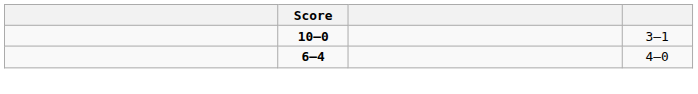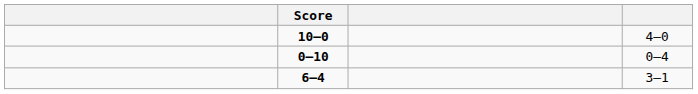(657, 36) 3–1 -> (657, 36) 4–0
+ row: (313, 57)
(657, 57) 4–0 -> (657, 78) 3–1
